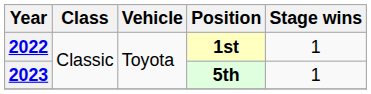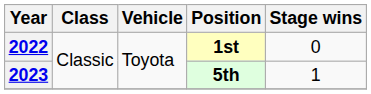(316, 46) 1 -> (316, 46) 0
